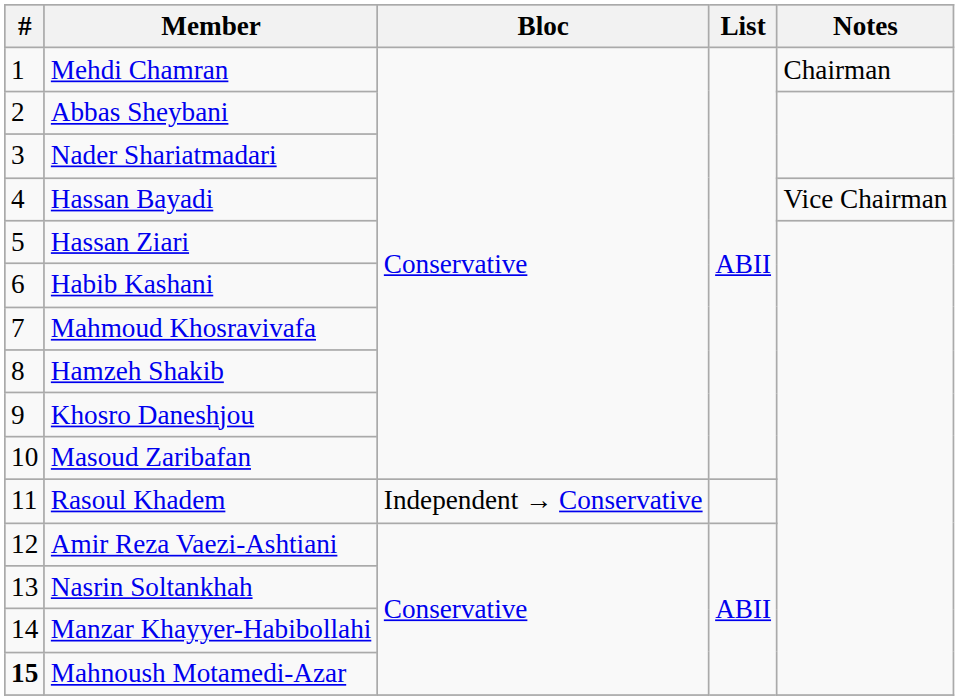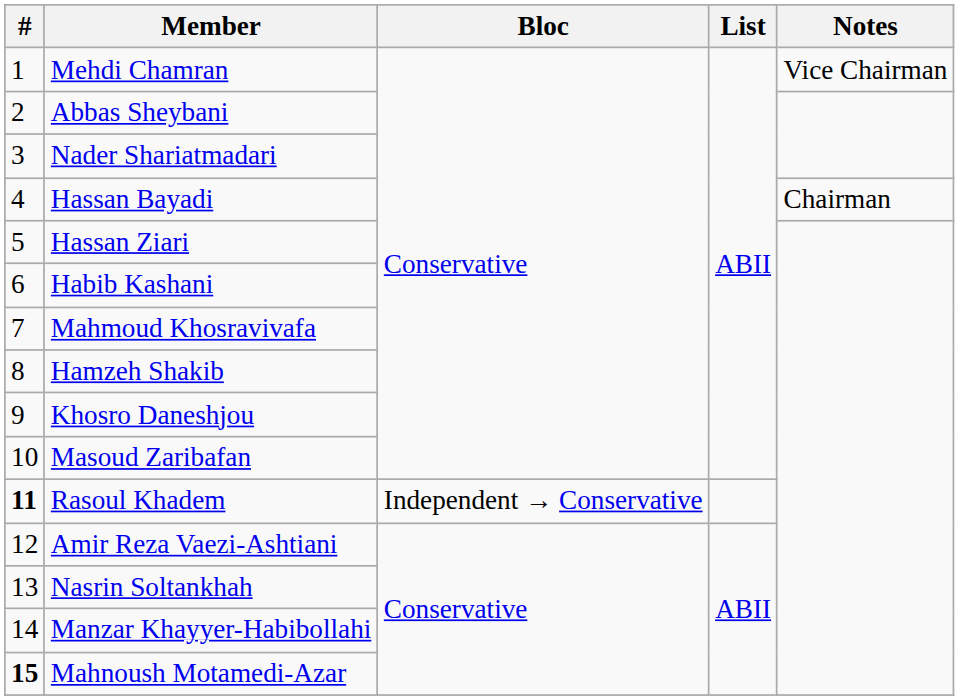(837, 69) Chairman -> (865, 69) Vice Chairman
(865, 198) Vice Chairman -> (837, 198) Chairman
(24, 500) normal -> (24, 500) bold
